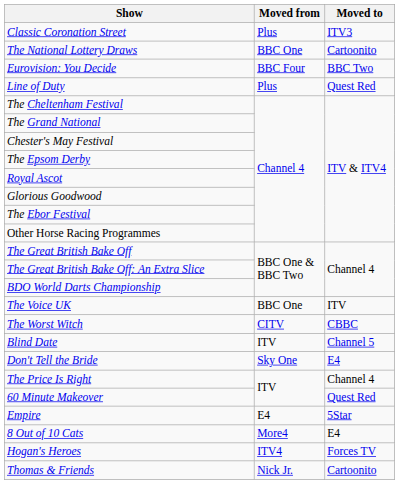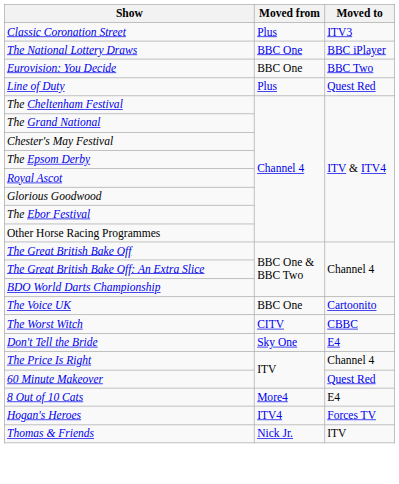(352, 50) Cartoonito -> (357, 50) BBC iPlayer
(281, 68) BBC Four -> (280, 68) BBC One
(337, 305) ITV -> (352, 305) Cartoonito
- row: (32, 342)
- row: (24, 415)
(352, 470) Cartoonito -> (337, 433) ITV
